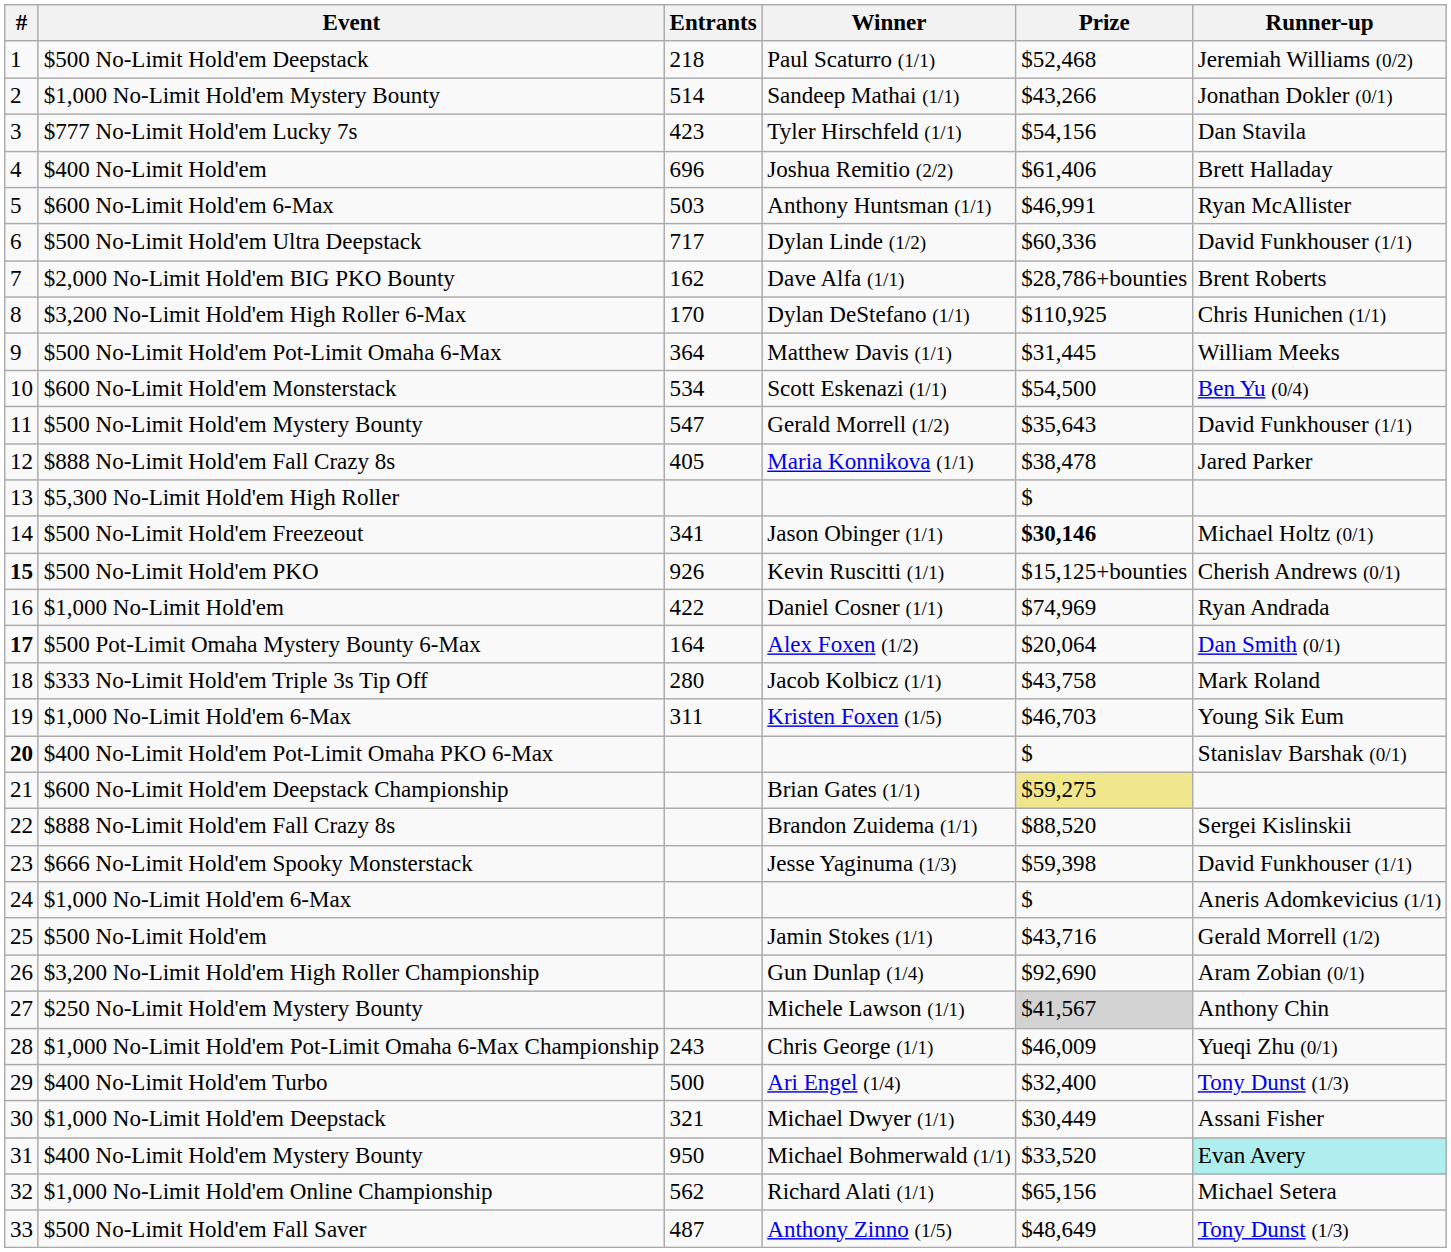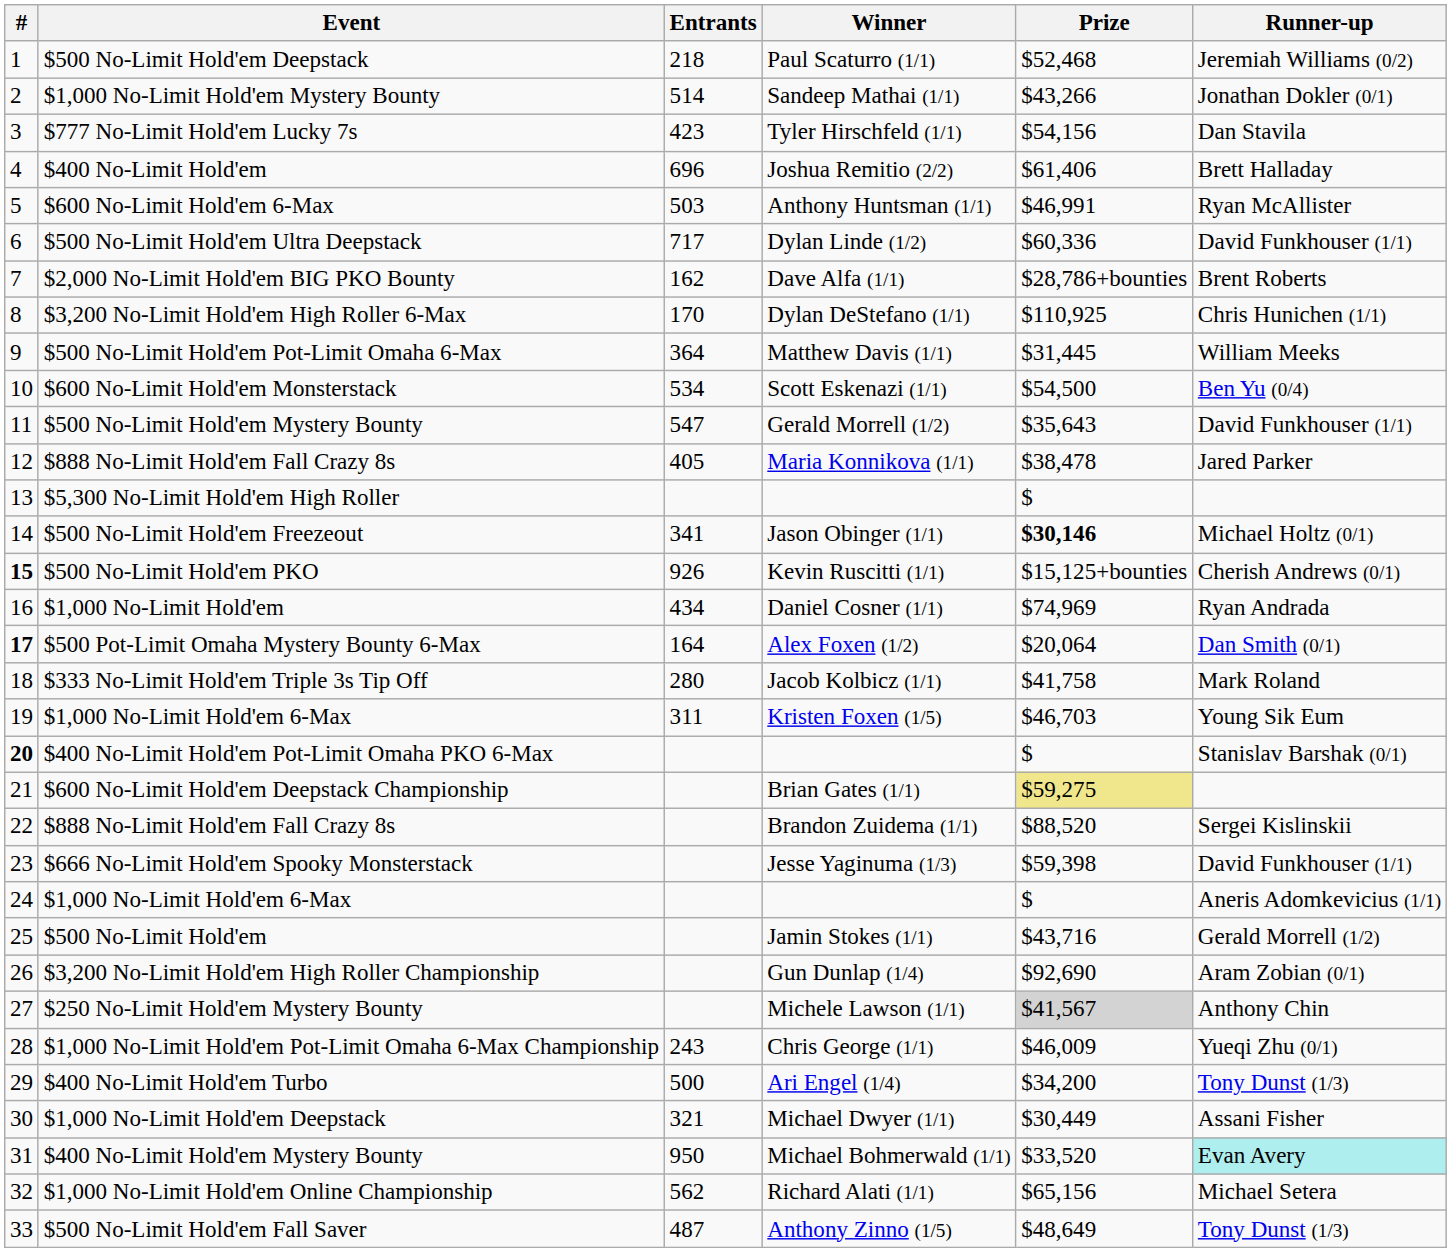(687, 607) 422 -> (687, 607) 434
(1059, 680) $43,758 -> (1059, 680) $41,758
(1059, 1082) $32,400 -> (1059, 1082) $34,200
